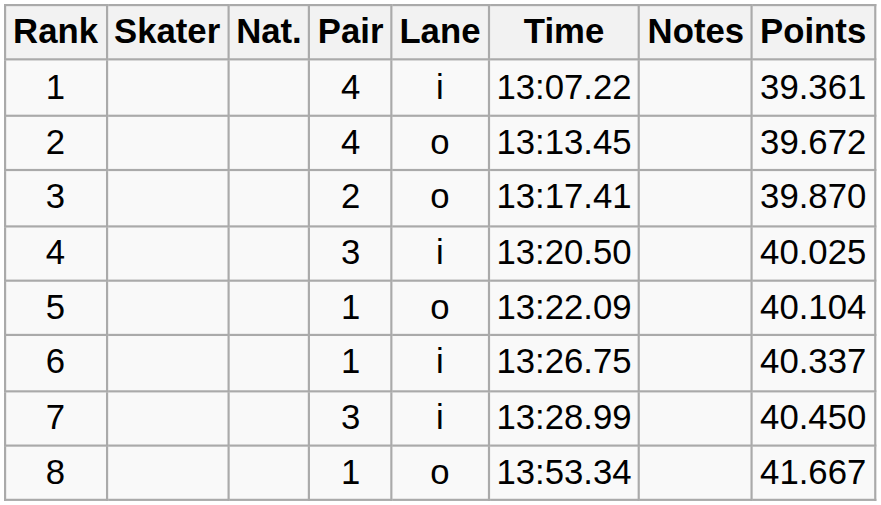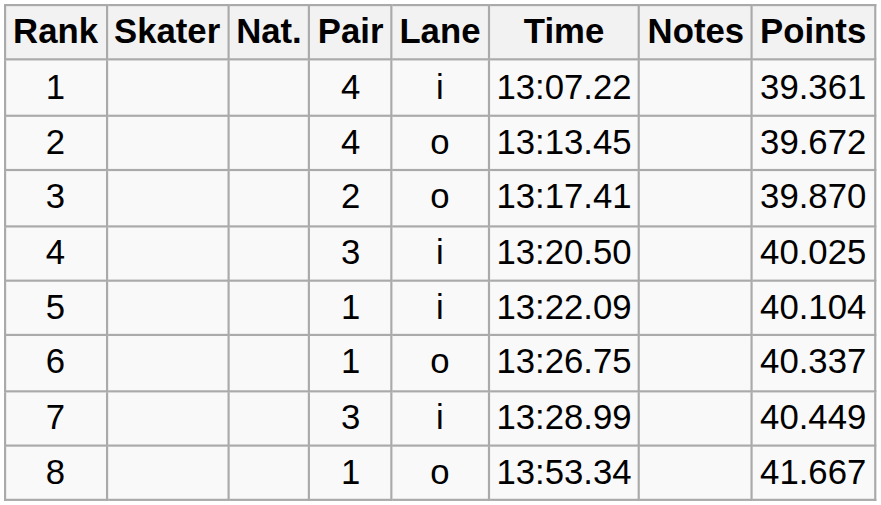(440, 307) o -> (440, 307) i
(440, 362) i -> (440, 362) o
(813, 417) 40.450 -> (813, 417) 40.449
